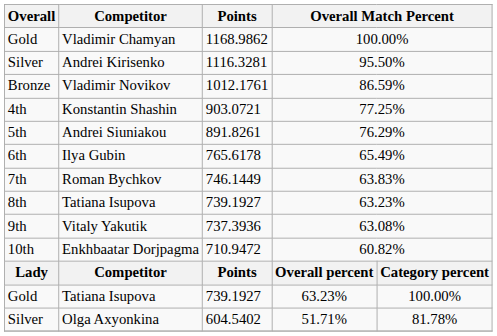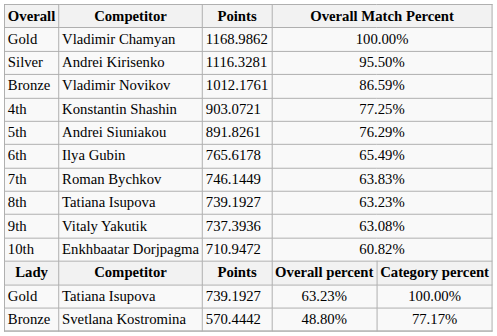- row: (25, 319)
+ row: (29, 319)
